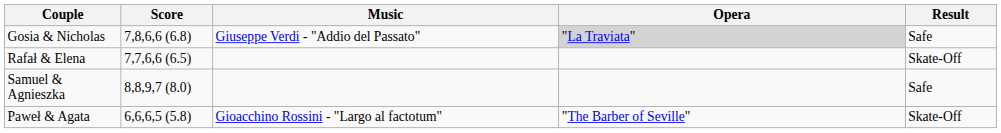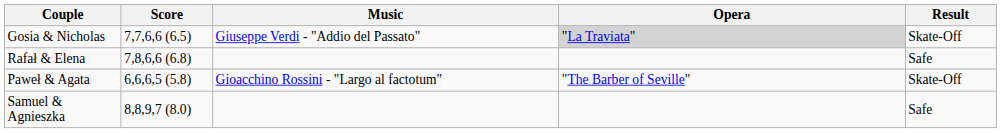(158, 36) 7,8,6,6 (6.8) -> (158, 36) 7,7,6,6 (6.5)
(920, 36) Safe -> (935, 36) Skate-Off
(158, 58) 7,7,6,6 (6.5) -> (158, 58) 7,8,6,6 (6.8)
(935, 58) Skate-Off -> (920, 58) Safe
rows swapped: (49, 116) <-> (36, 87)
